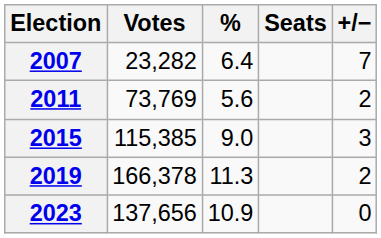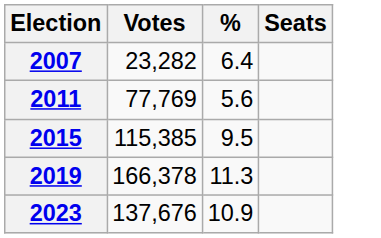- column: (355, 23)
(161, 99) 73,769 -> (161, 99) 77,769
(237, 137) 9.0 -> (237, 137) 9.5
(155, 213) 137,656 -> (155, 213) 137,676
